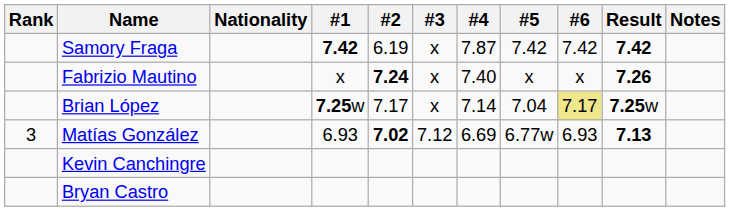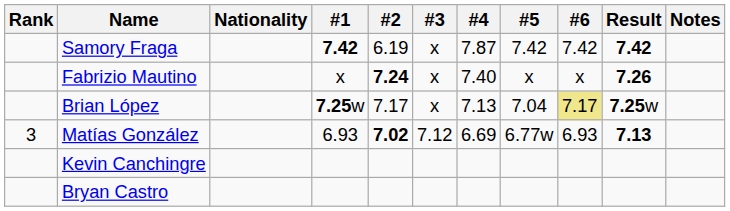(479, 106) 7.14 -> (479, 106) 7.13
